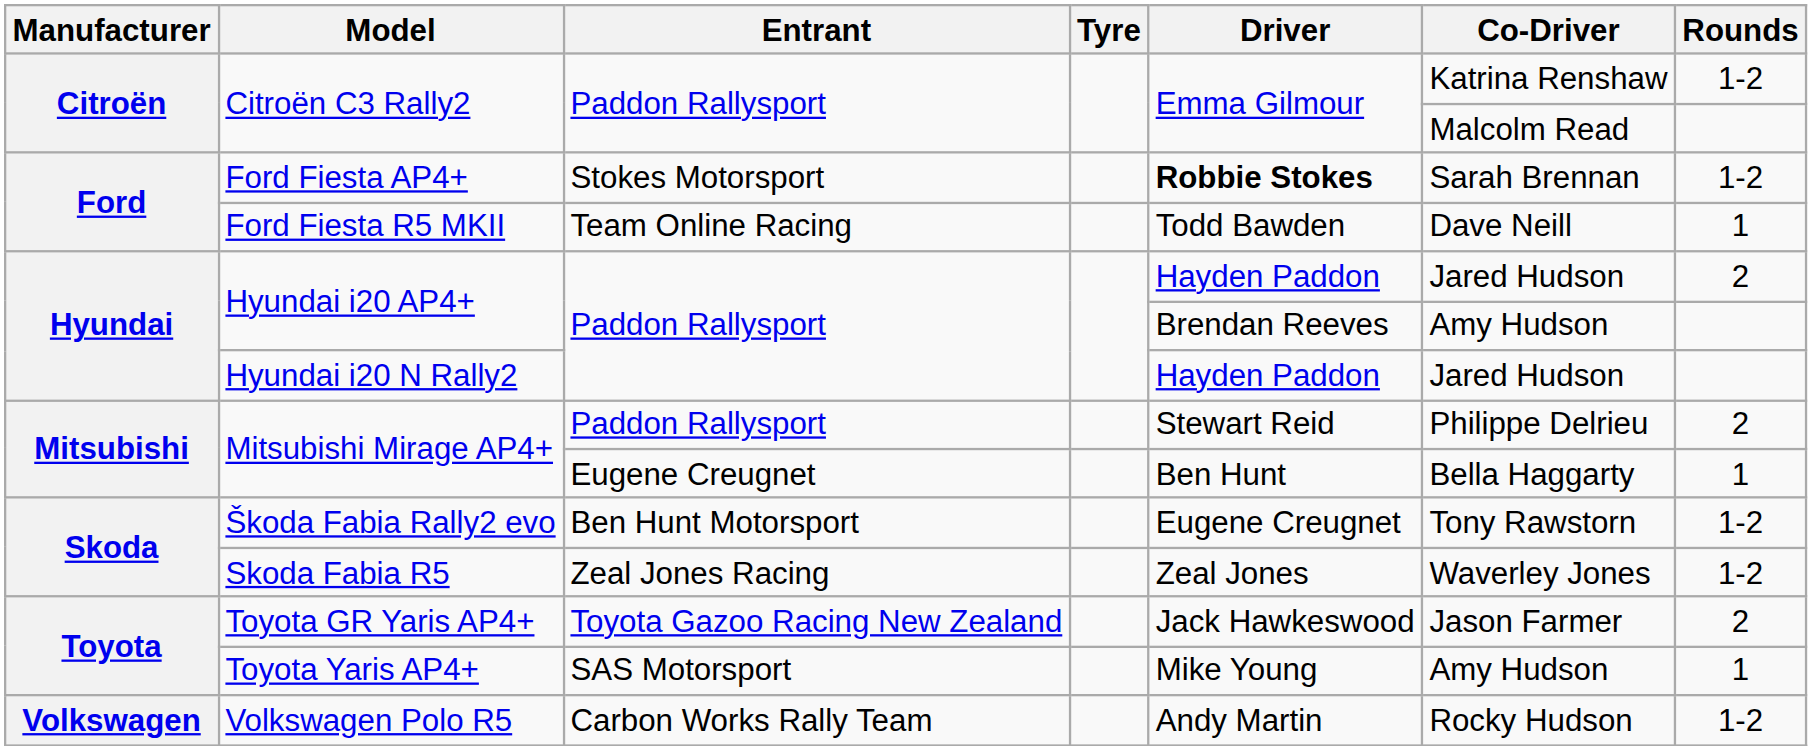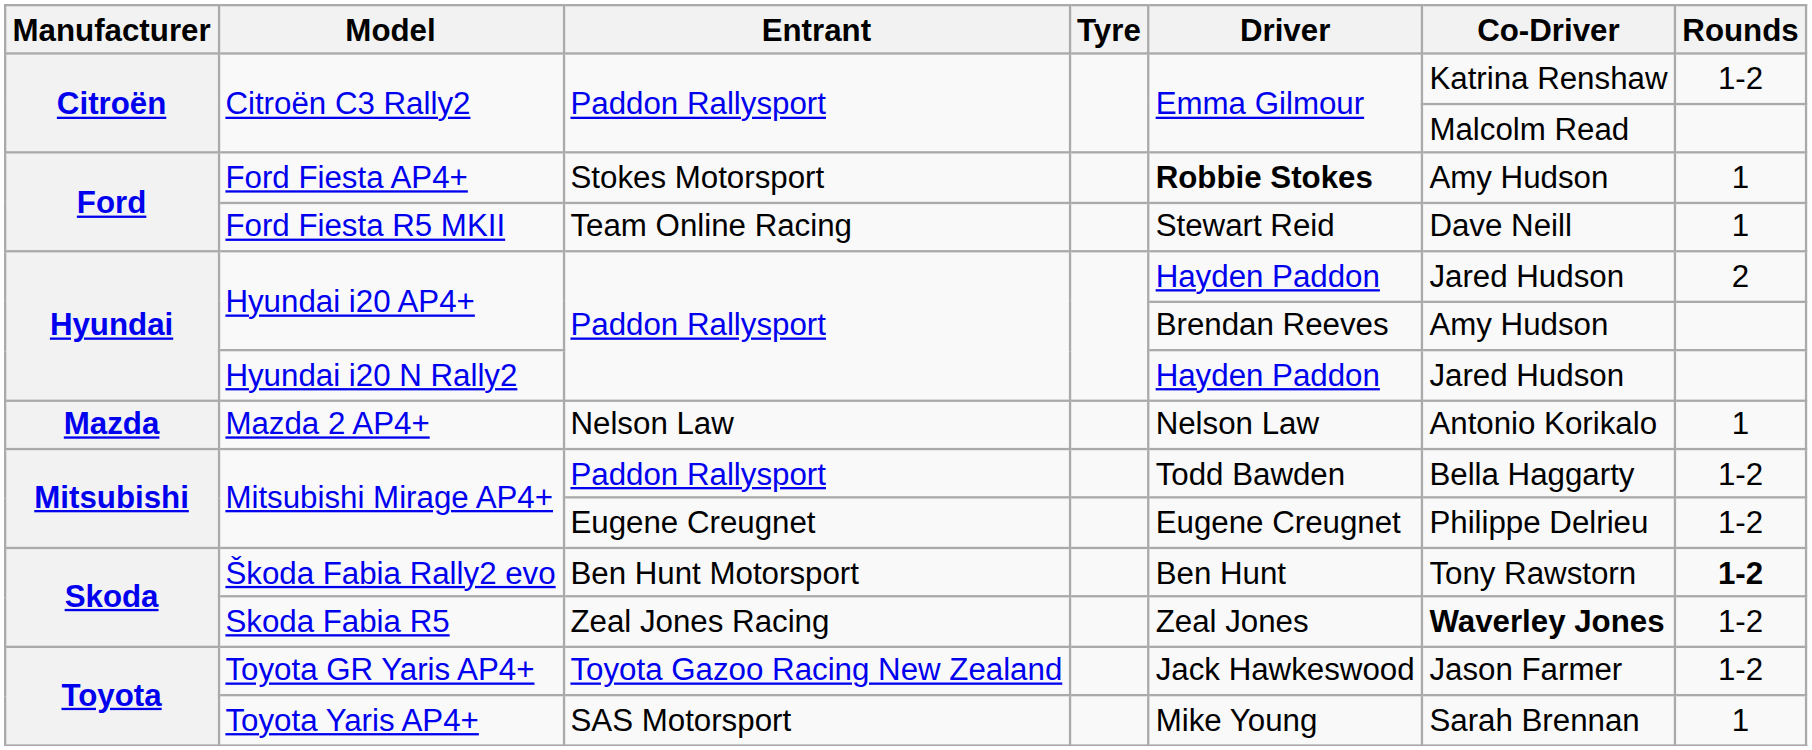(1535, 177) Sarah Brennan -> (1519, 177) Amy Hudson
(1740, 177) 1-2 -> (1740, 177) 1
(1250, 227) Todd Bawden -> (1245, 227) Stewart Reid
+ row: (328, 424)
(1245, 424) Stewart Reid -> (1250, 473) Todd Bawden
(1539, 424) Philippe Delrieu -> (1532, 473) Bella Haggarty
(1740, 424) 2 -> (1740, 473) 1-2
(1221, 473) Ben Hunt -> (1278, 522) Eugene Creugnet
(1532, 473) Bella Haggarty -> (1539, 522) Philippe Delrieu
(1740, 473) 1 -> (1740, 522) 1-2
(1278, 522) Eugene Creugnet -> (1221, 572) Ben Hunt
(1740, 522) normal -> (1740, 572) bold
(1540, 572) normal -> (1547, 621) bold
(1740, 621) 2 -> (1740, 670) 1-2
(1519, 670) Amy Hudson -> (1535, 720) Sarah Brennan
- row: (369, 720)
